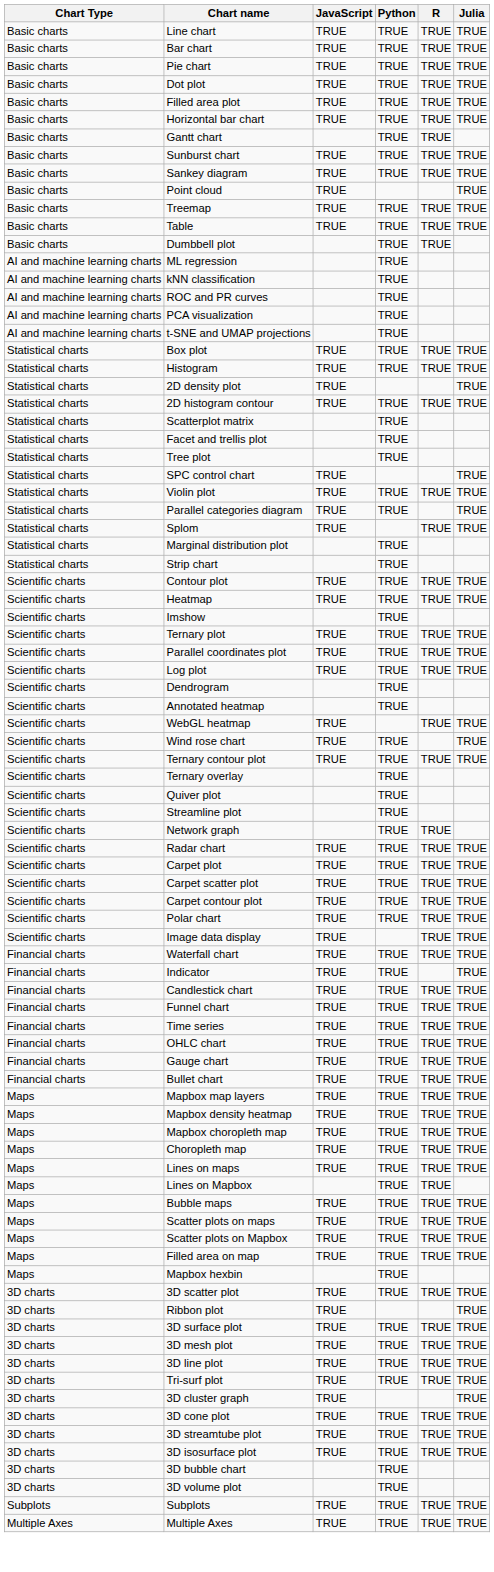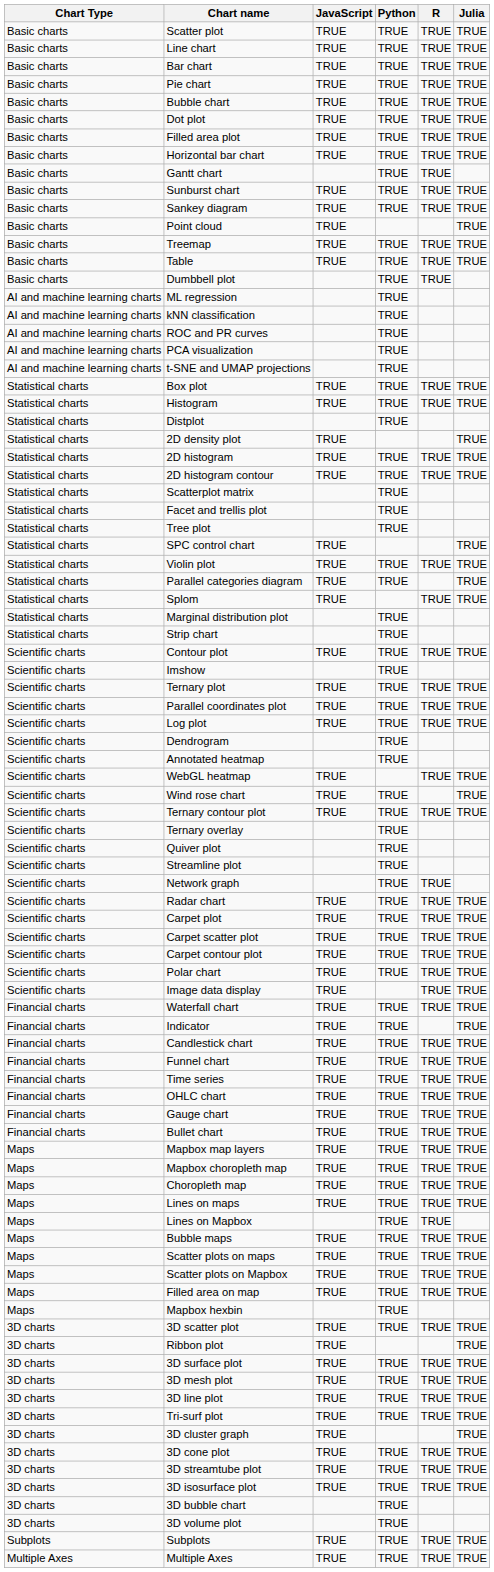+ row: (195, 31)
+ row: (198, 102)
+ row: (185, 421)
+ row: (200, 457)
- row: (189, 599)
- row: (229, 1114)
